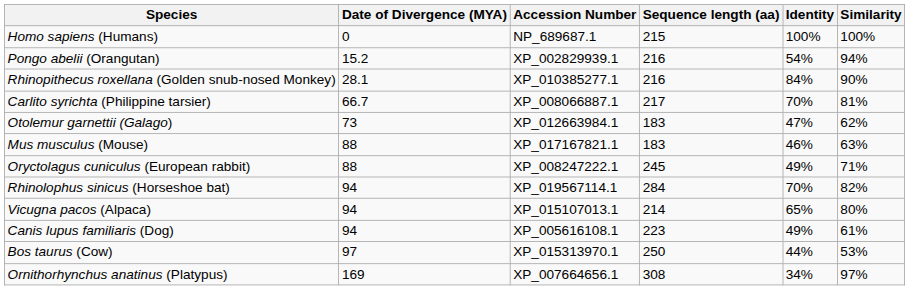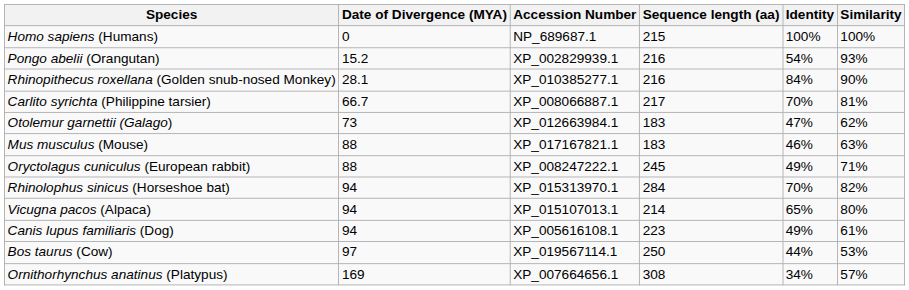(854, 58) 94% -> (854, 58) 93%
(565, 187) XP_019567114.1 -> (566, 187) XP_015313970.1
(566, 252) XP_015313970.1 -> (565, 252) XP_019567114.1
(854, 274) 97% -> (854, 274) 57%
